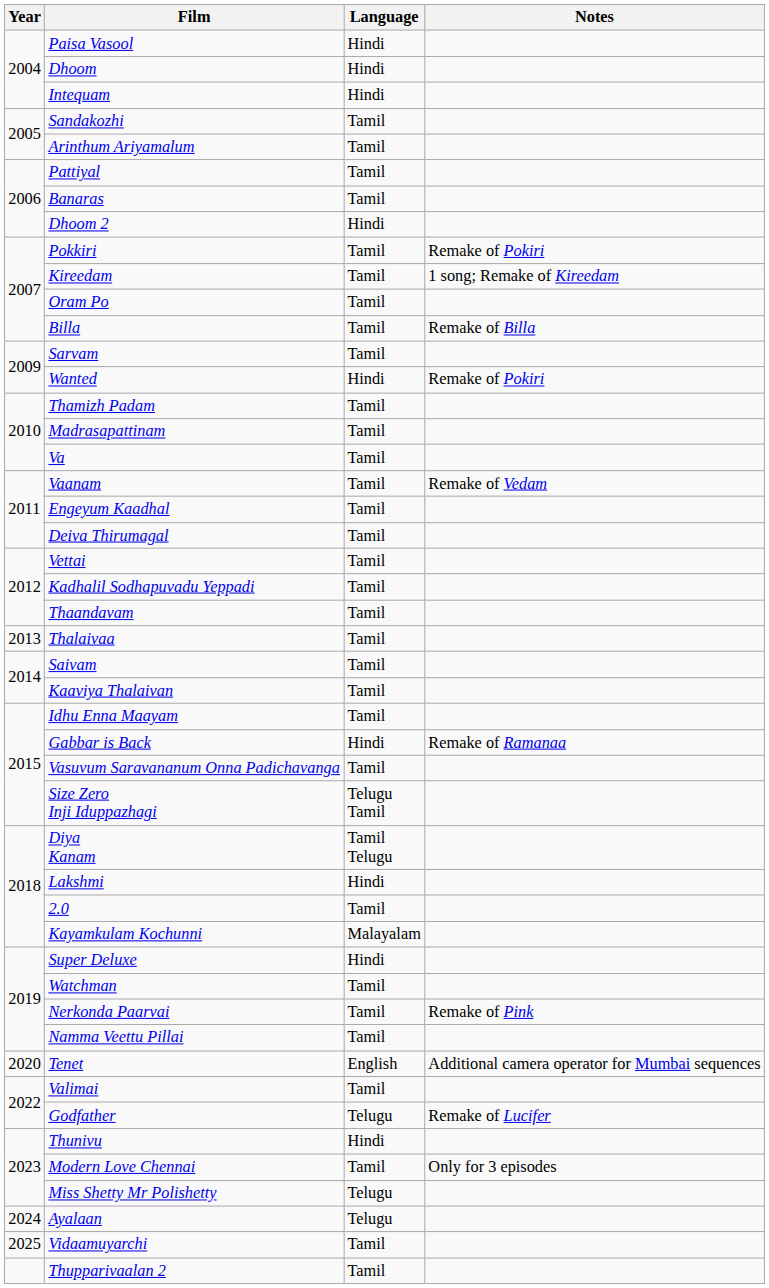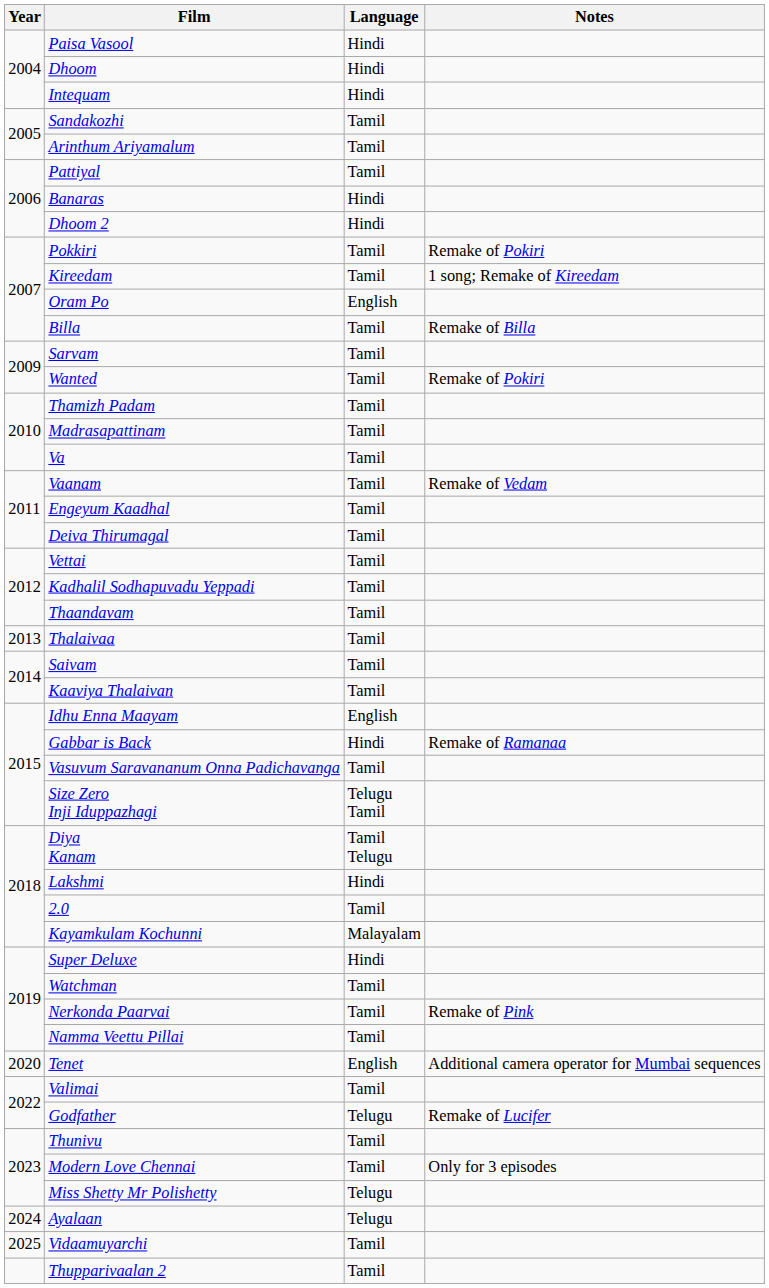(366, 198) Tamil -> (366, 198) Hindi
(366, 302) Tamil -> (372, 302) English
(366, 379) Hindi -> (366, 379) Tamil
(366, 716) Tamil -> (372, 716) English
(366, 1141) Hindi -> (366, 1141) Tamil
